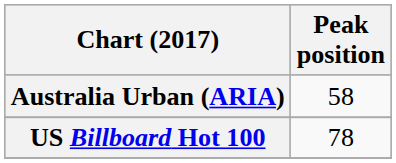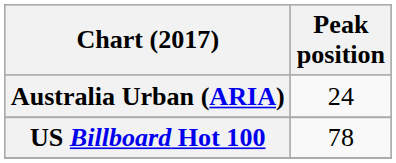(341, 95) 58 -> (341, 95) 24
